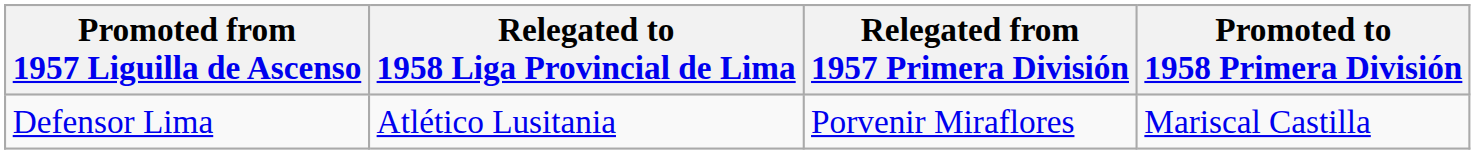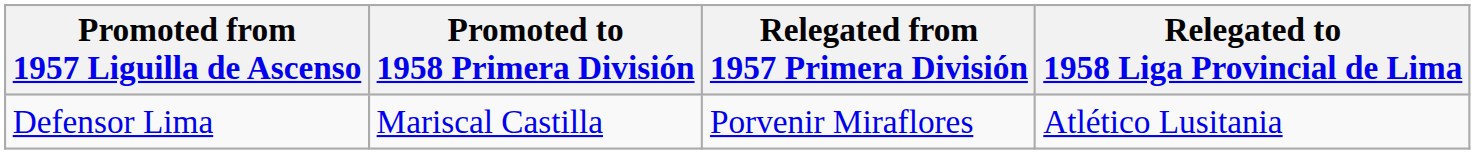columns swapped: (1303, 49) <-> (586, 49)
